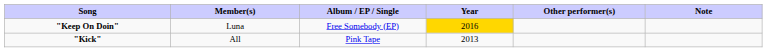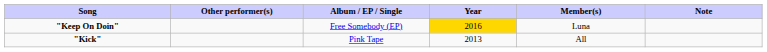columns swapped: (235, 11) <-> (579, 11)
